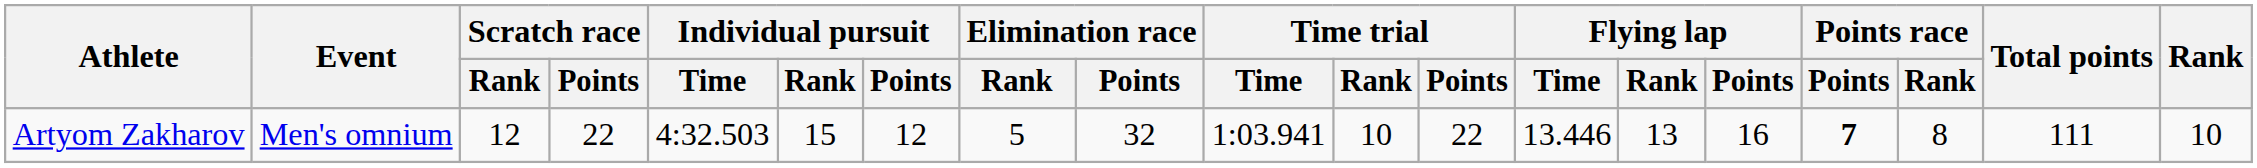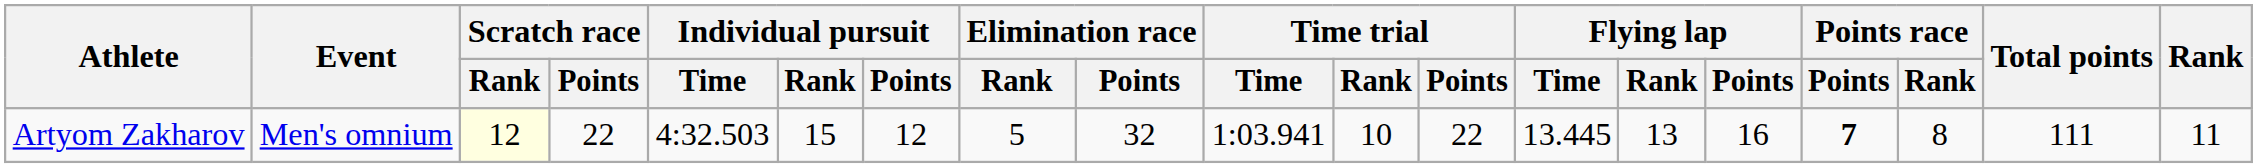(505, 135) no background -> (505, 135) lightyellow background
(1567, 135) 13.446 -> (1567, 135) 13.445
(2206, 135) 10 -> (2206, 135) 11
